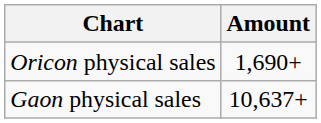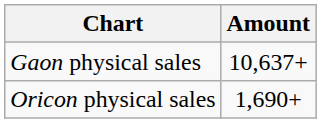rows swapped: (106, 99) <-> (113, 61)
